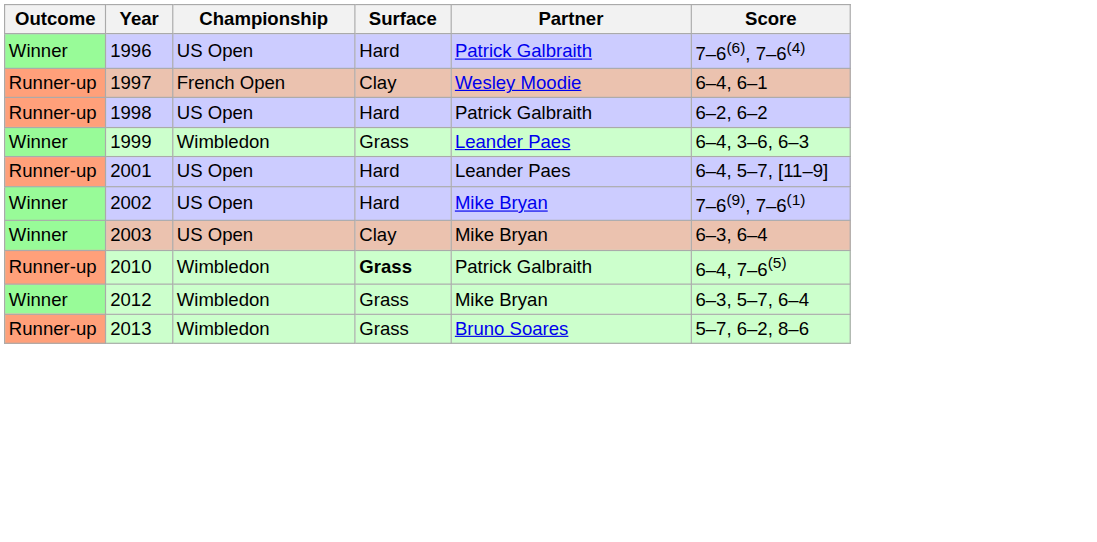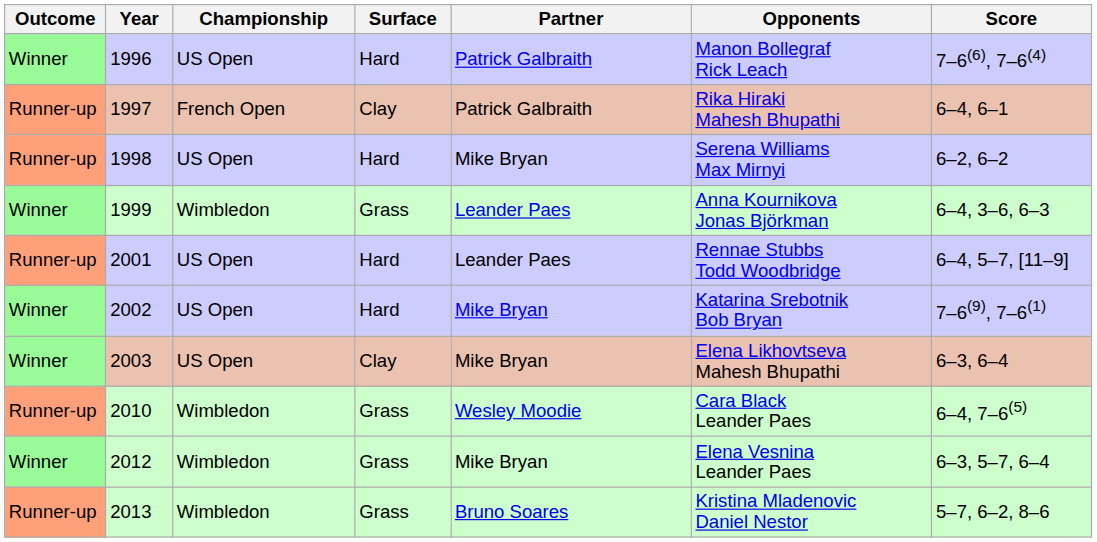+ column: (811, 19)
(518, 83) Wesley Moodie -> (523, 109) Patrick Galbraith
(523, 112) Patrick Galbraith -> (501, 159) Mike Bryan
(386, 267) bold -> (384, 411) normal
(523, 267) Patrick Galbraith -> (518, 411) Wesley Moodie
